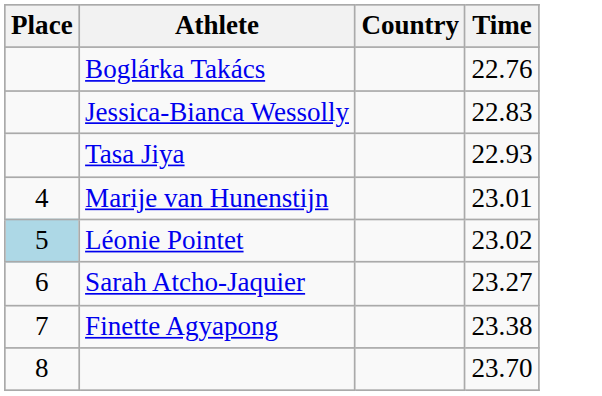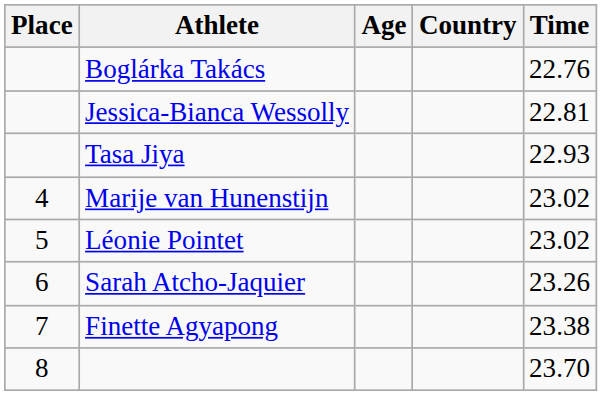+ column: (384, 25)
(502, 111) 22.83 -> (560, 111) 22.81
(502, 197) 23.01 -> (560, 197) 23.02
(42, 240) lightblue background -> (42, 240) no background
(502, 283) 23.27 -> (560, 283) 23.26
